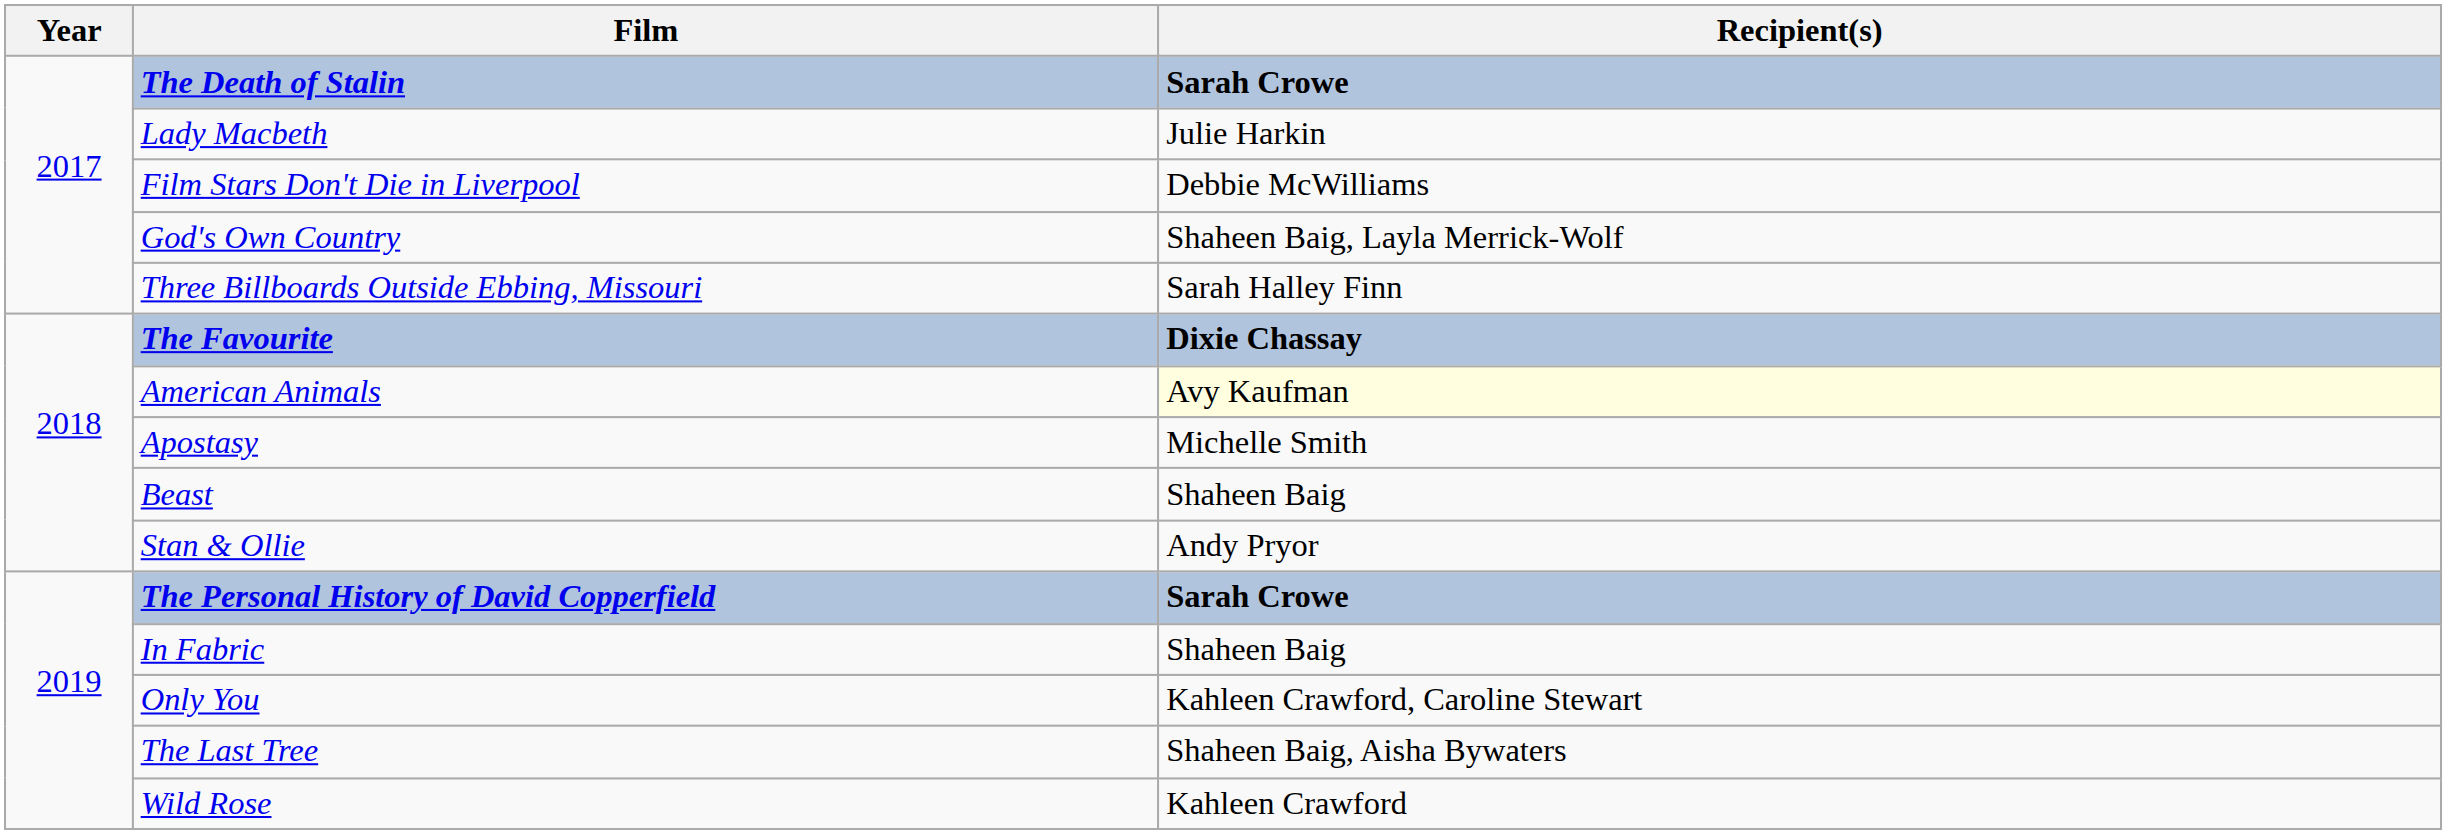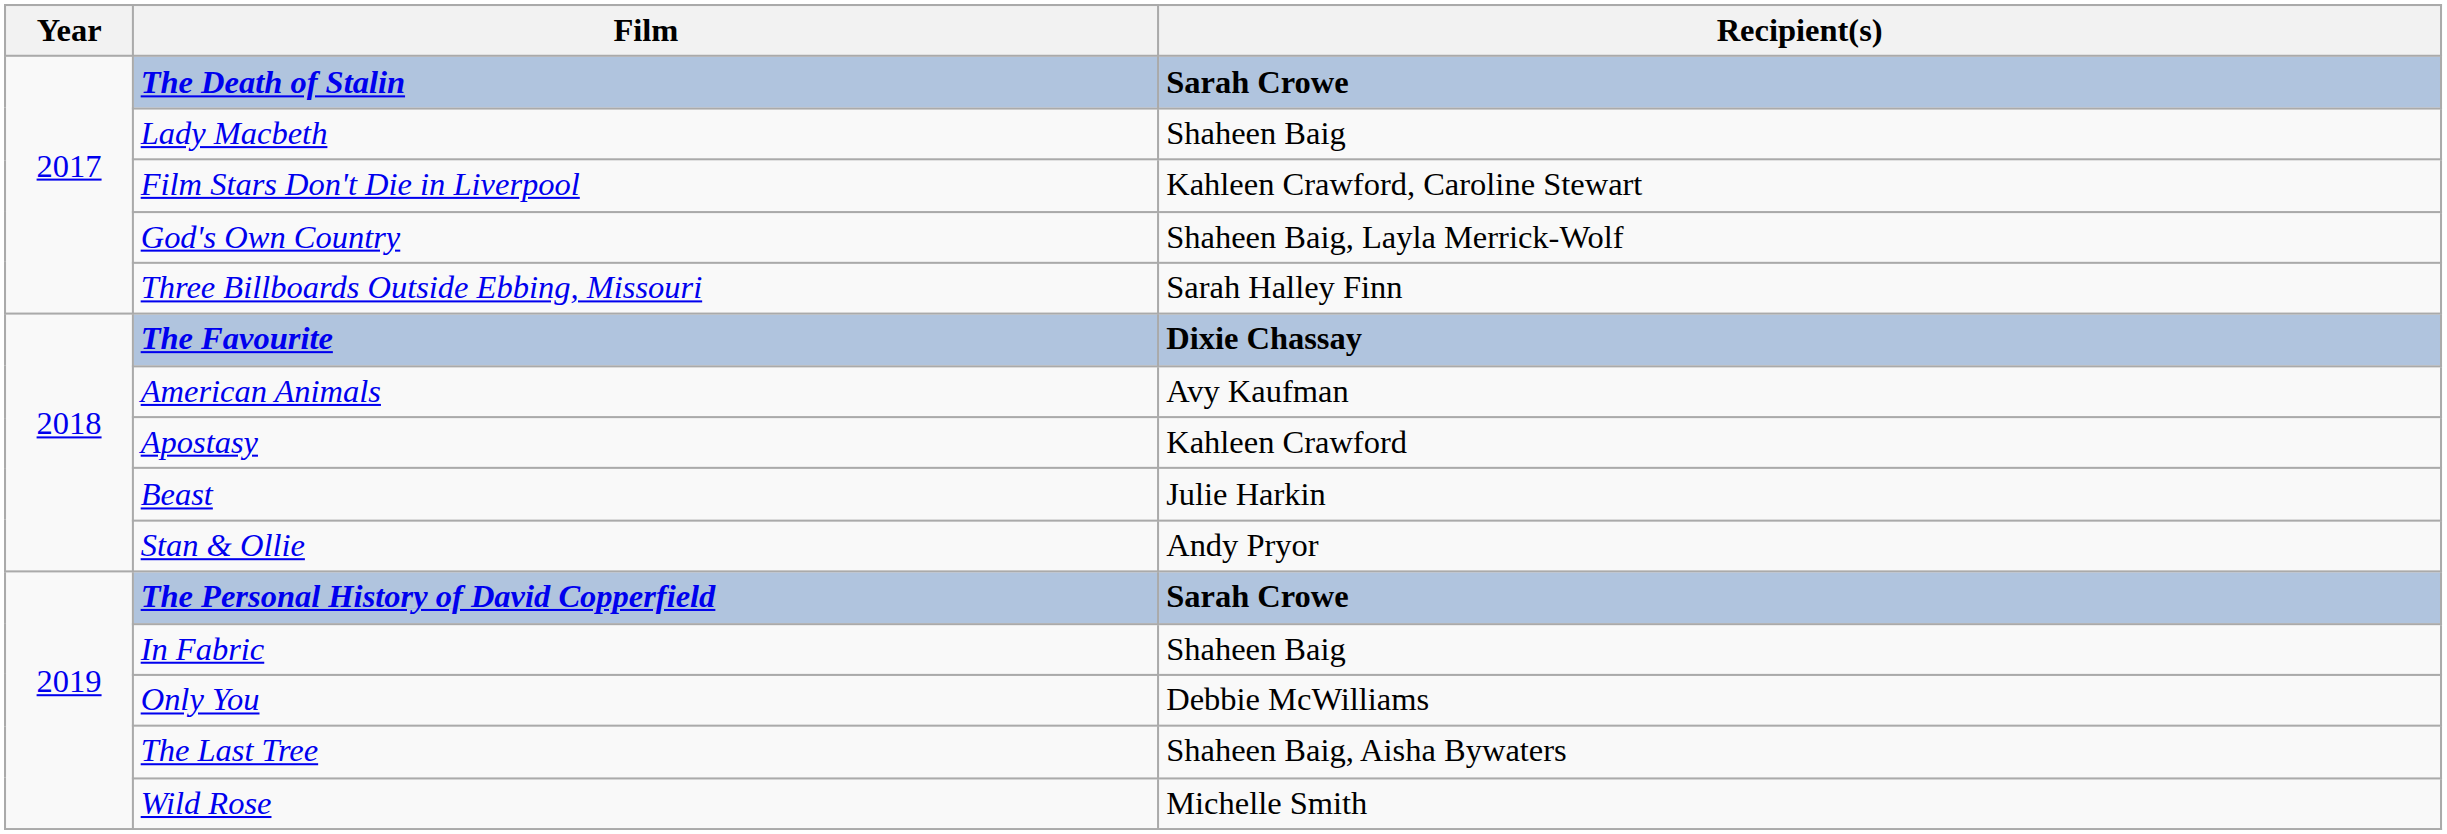(1246, 133) Julie Harkin -> (1256, 133) Shaheen Baig
(1298, 184) Debbie McWilliams -> (1404, 184) Kahleen Crawford, Caroline Stewart
(1257, 390) lightyellow background -> (1257, 390) no background
(1267, 442) Michelle Smith -> (1287, 442) Kahleen Crawford
(1256, 493) Shaheen Baig -> (1246, 493) Julie Harkin
(1404, 699) Kahleen Crawford, Caroline Stewart -> (1298, 699) Debbie McWilliams
(1287, 802) Kahleen Crawford -> (1267, 802) Michelle Smith
